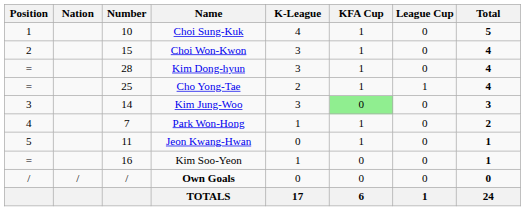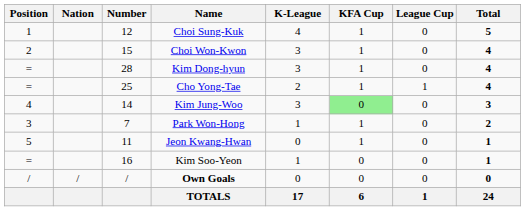(127, 32) 10 -> (127, 32) 12
(29, 105) 3 -> (29, 105) 4
(29, 123) 4 -> (29, 123) 3
